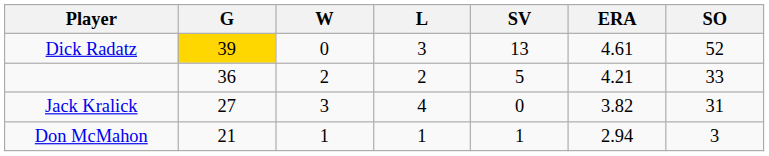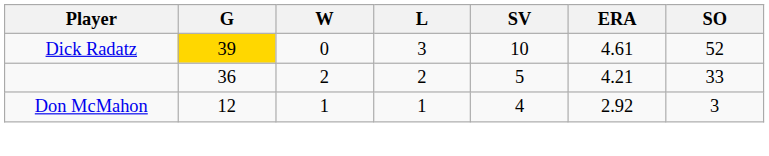(520, 48) 13 -> (520, 48) 10
- row: (91, 106)
(227, 135) 21 -> (227, 106) 12
(520, 135) 1 -> (520, 106) 4
(617, 135) 2.94 -> (617, 106) 2.92
